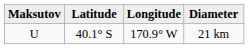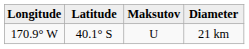columns swapped: (34, 14) <-> (154, 14)
